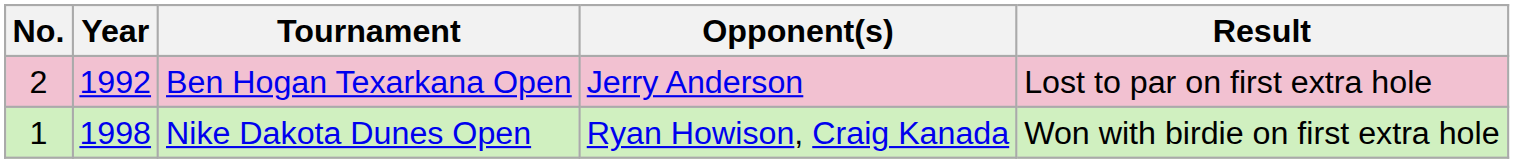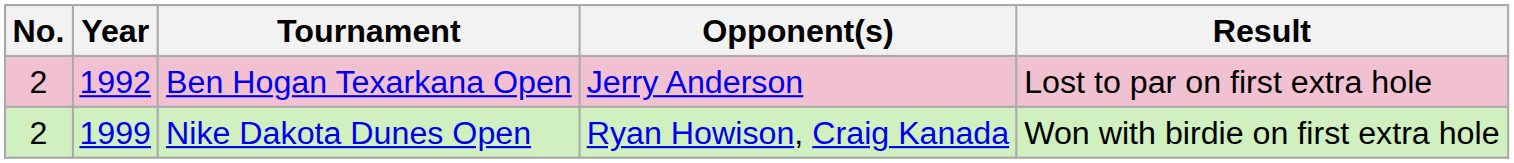(38, 133) 1 -> (38, 133) 2
(115, 133) 1998 -> (115, 133) 1999
